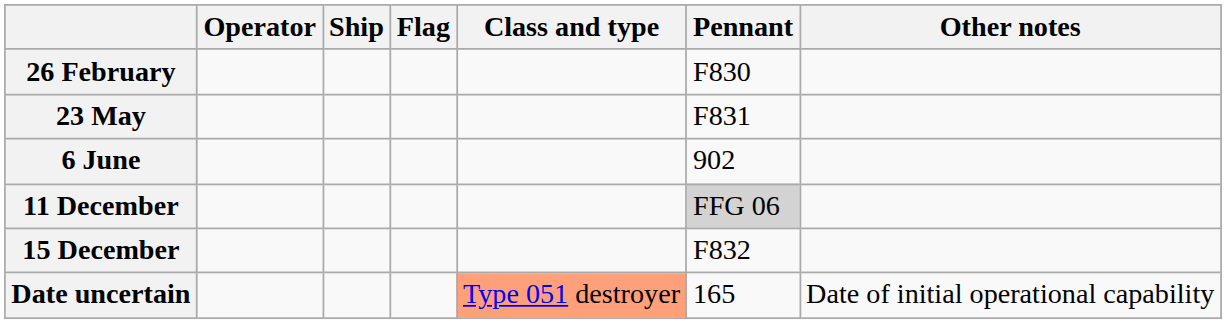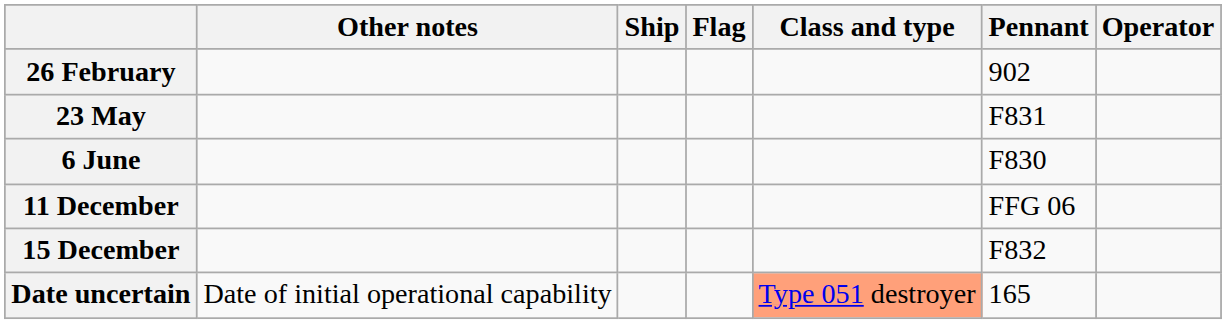columns swapped: (260, 26) <-> (1010, 26)
(722, 71) F830 -> (1010, 71) 902
(714, 160) 902 -> (1018, 160) F830
(736, 205) lightgrey background -> (1032, 205) no background
